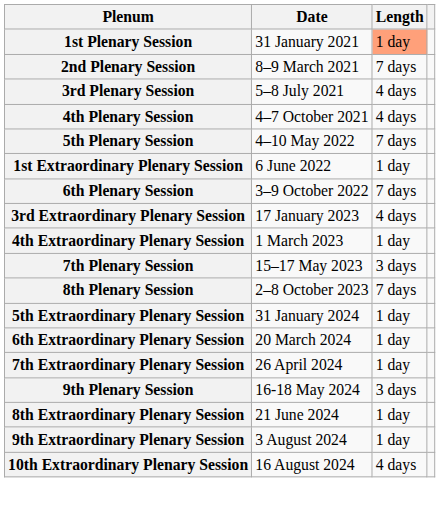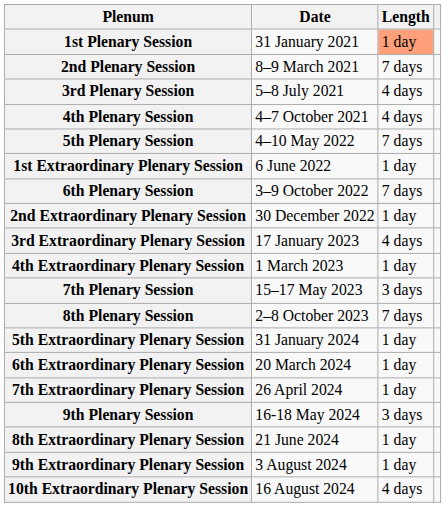+ row: (128, 215)
